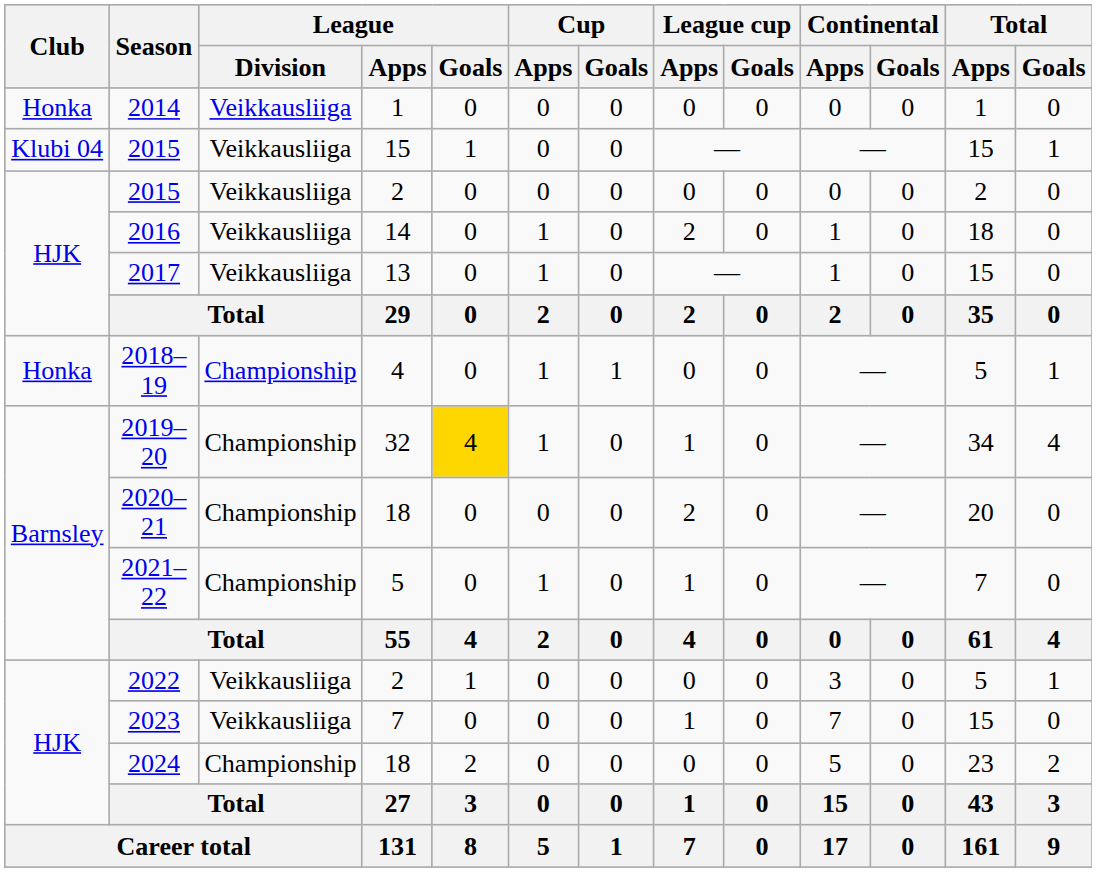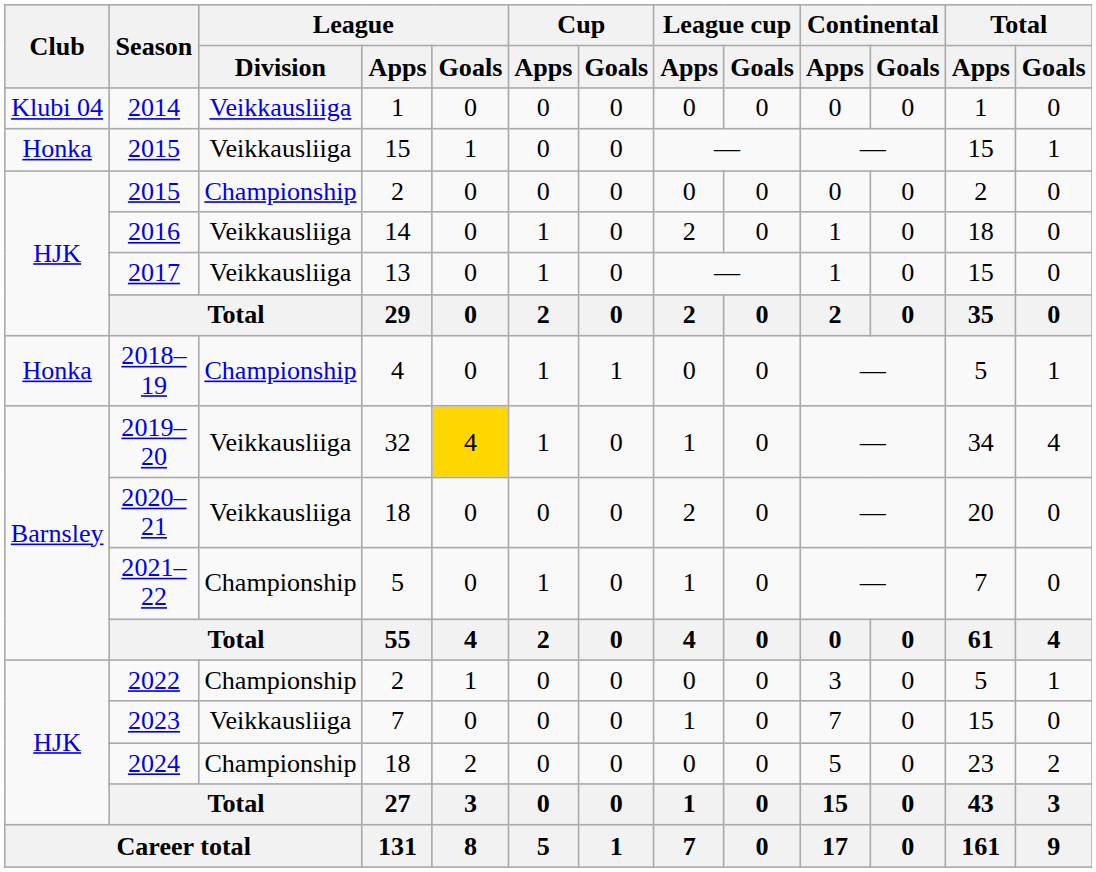(57, 107) Honka -> (57, 107) Klubi 04
(57, 149) Klubi 04 -> (57, 149) Honka
(280, 190) Veikkausliiga -> (280, 190) Championship
(280, 441) Championship -> (280, 441) Veikkausliiga
(280, 512) Championship -> (280, 512) Veikkausliiga
(280, 680) Veikkausliiga -> (280, 680) Championship
